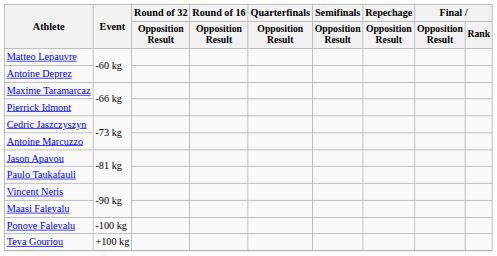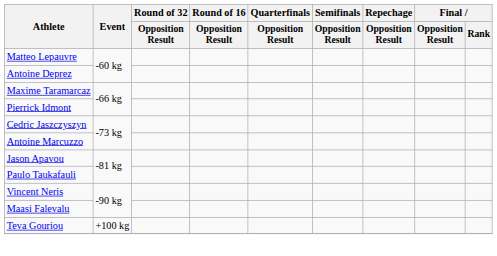- row: (41, 226)
